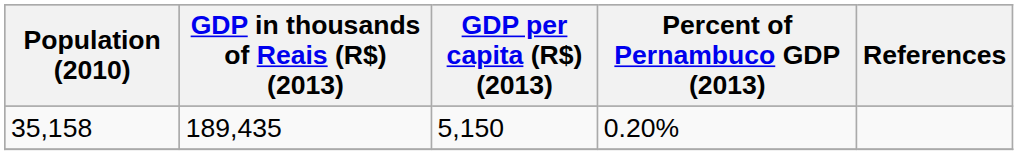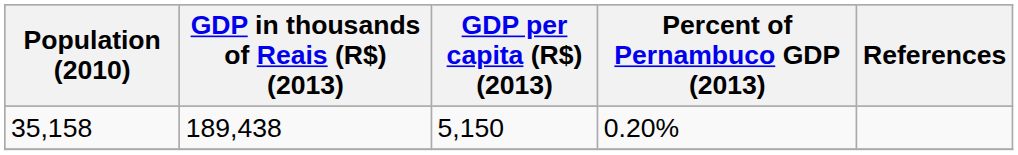(234, 127) 189,435 -> (234, 127) 189,438
